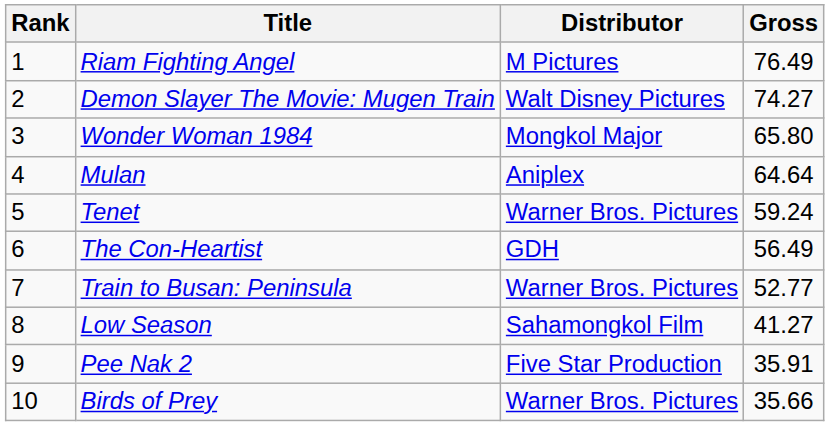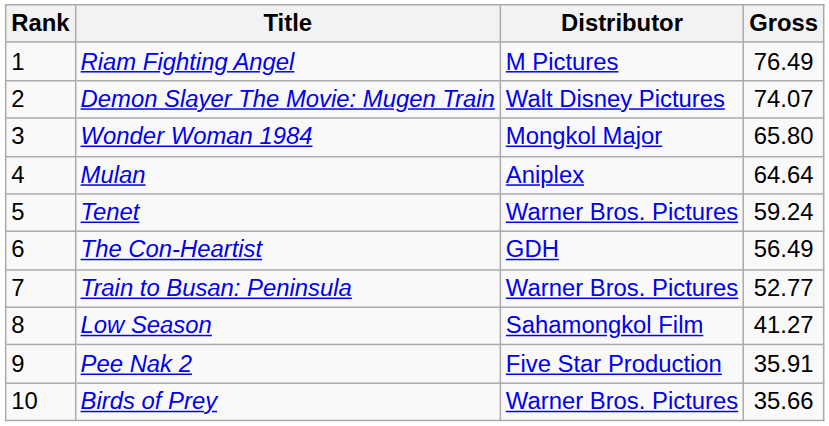(784, 99) 74.27 -> (784, 99) 74.07
